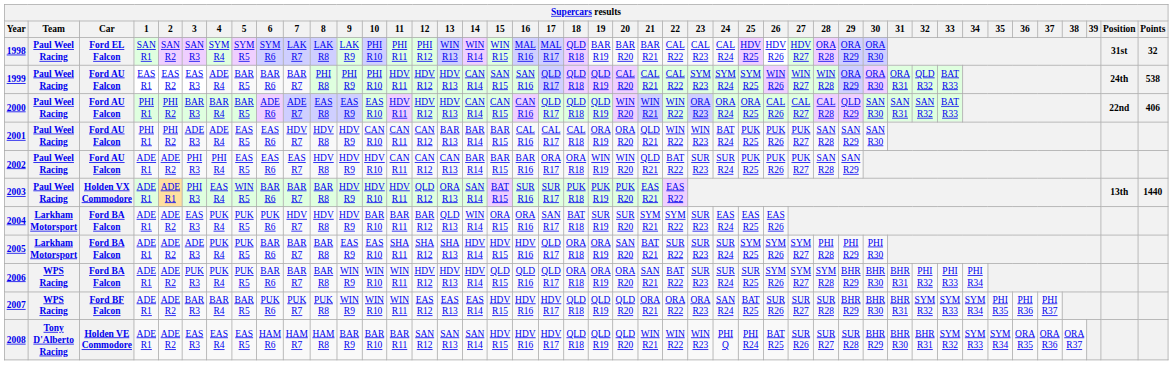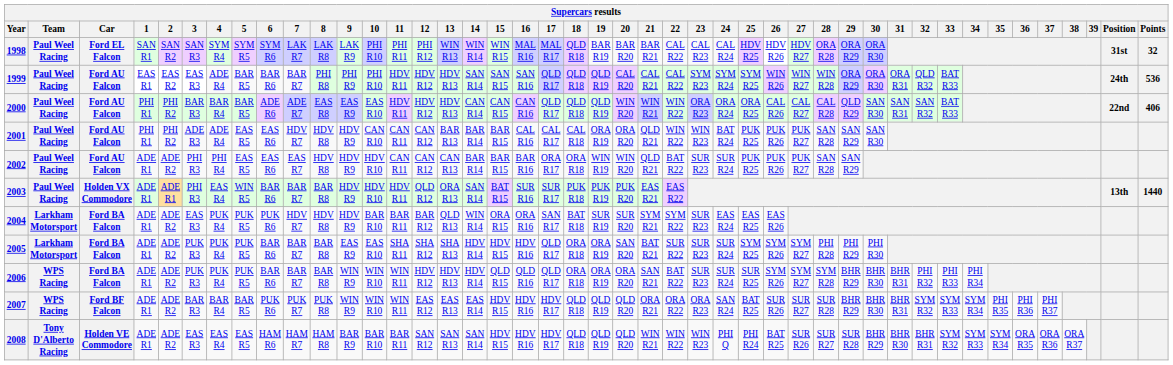(475, 79) CAN R14 -> (475, 79) SAN R14
(1153, 79) 538 -> (1153, 79) 536
(194, 249) ADE R3 -> (194, 249) PUK R3
